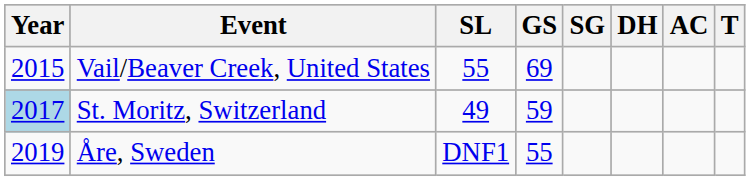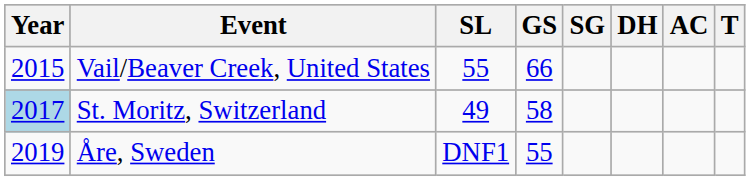(539, 68) 69 -> (539, 68) 66
(539, 110) 59 -> (539, 110) 58
